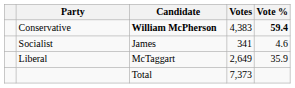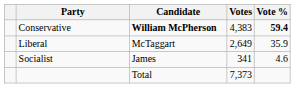rows swapped: (33, 59) <-> (36, 43)
